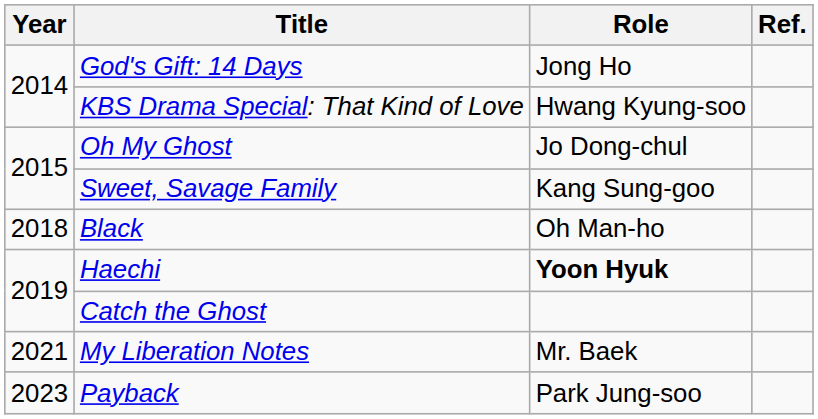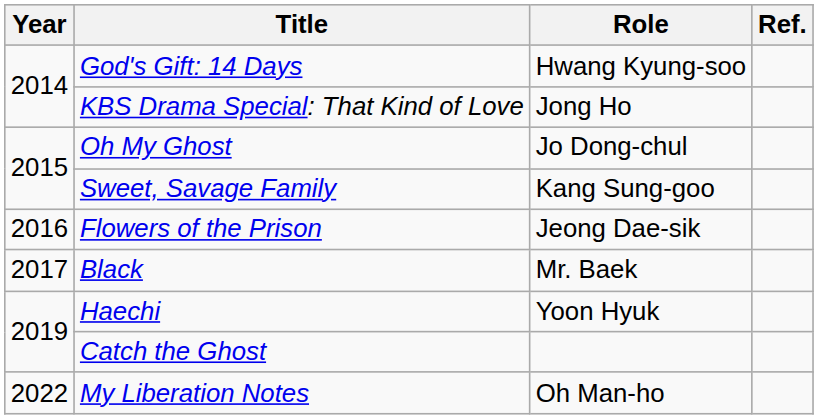(584, 65) Jong Ho -> (641, 65) Hwang Kyung-soo
(641, 106) Hwang Kyung-soo -> (584, 106) Jong Ho
+ row: (201, 229)
(39, 229) 2018 -> (39, 270) 2017
(600, 229) Oh Man-ho -> (587, 270) Mr. Baek
(602, 270) bold -> (597, 310) normal
(39, 351) 2021 -> (39, 392) 2022
(587, 351) Mr. Baek -> (600, 392) Oh Man-ho
- row: (129, 392)
